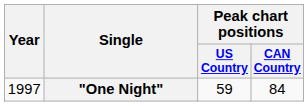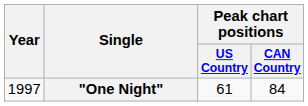(224, 89) 59 -> (224, 89) 61
